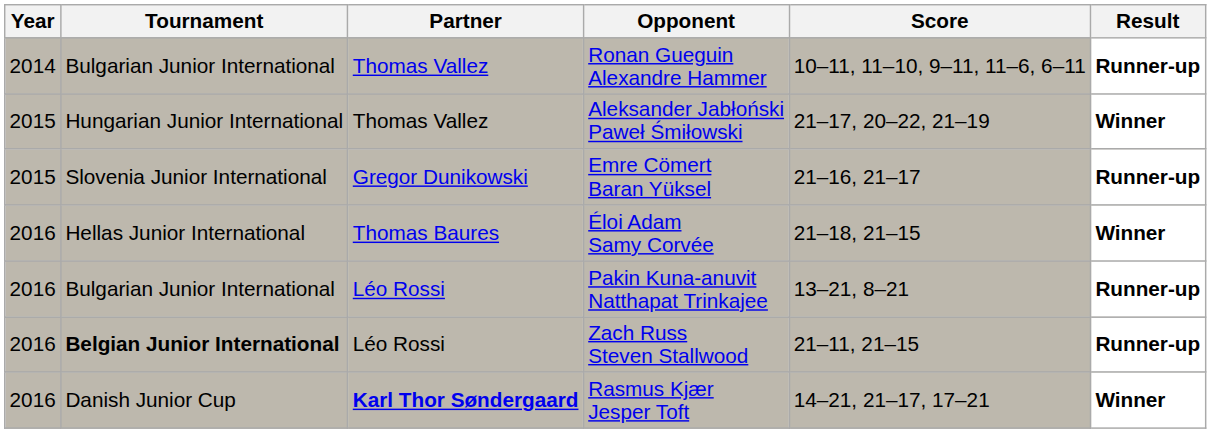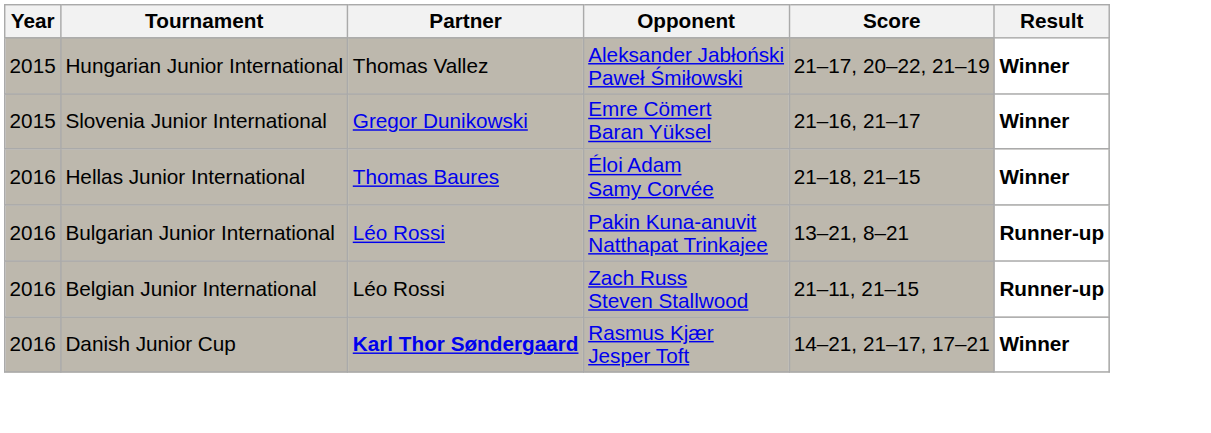- row: (677, 66)
(1148, 177) Runner-up -> (1034, 122) Winner
(202, 345) bold -> (191, 289) normal
